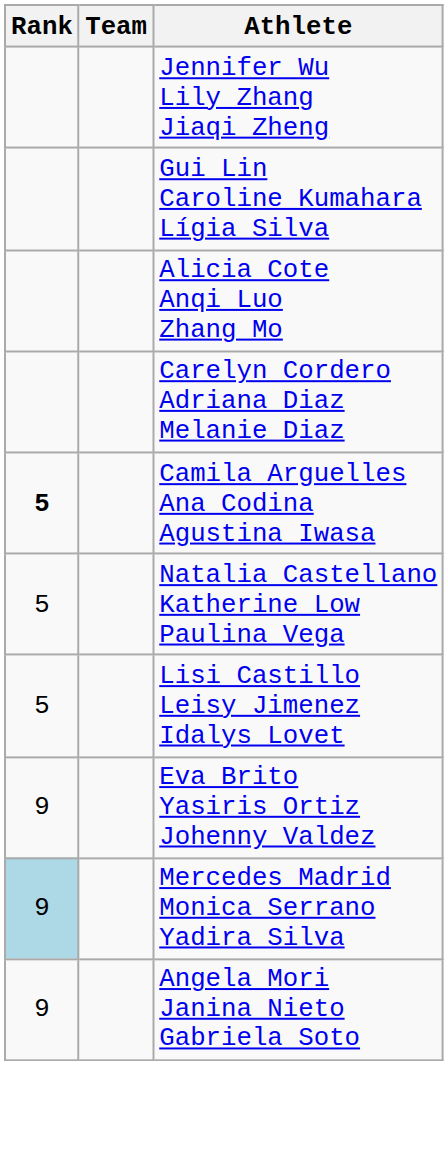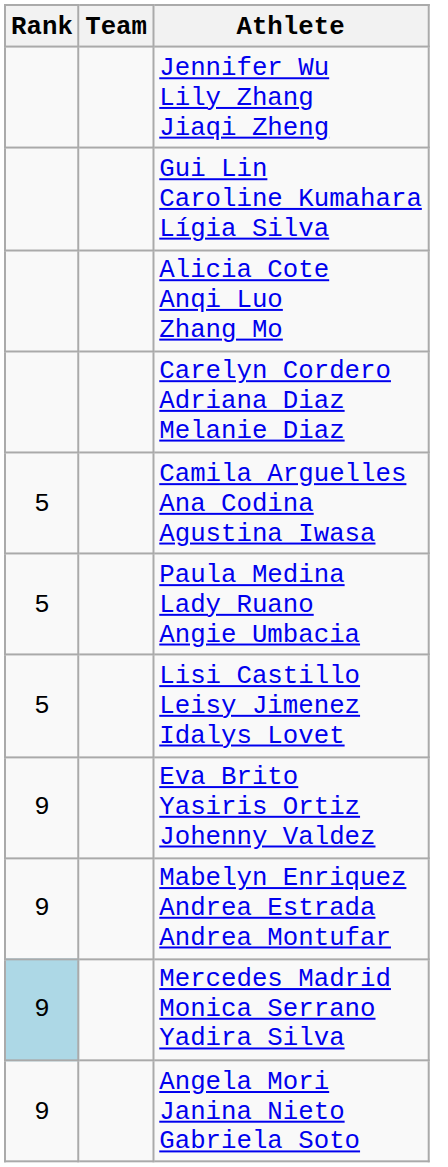(42, 503) bold -> (42, 503) normal
- row: (298, 604)
+ row: (260, 604)
+ row: (283, 908)
